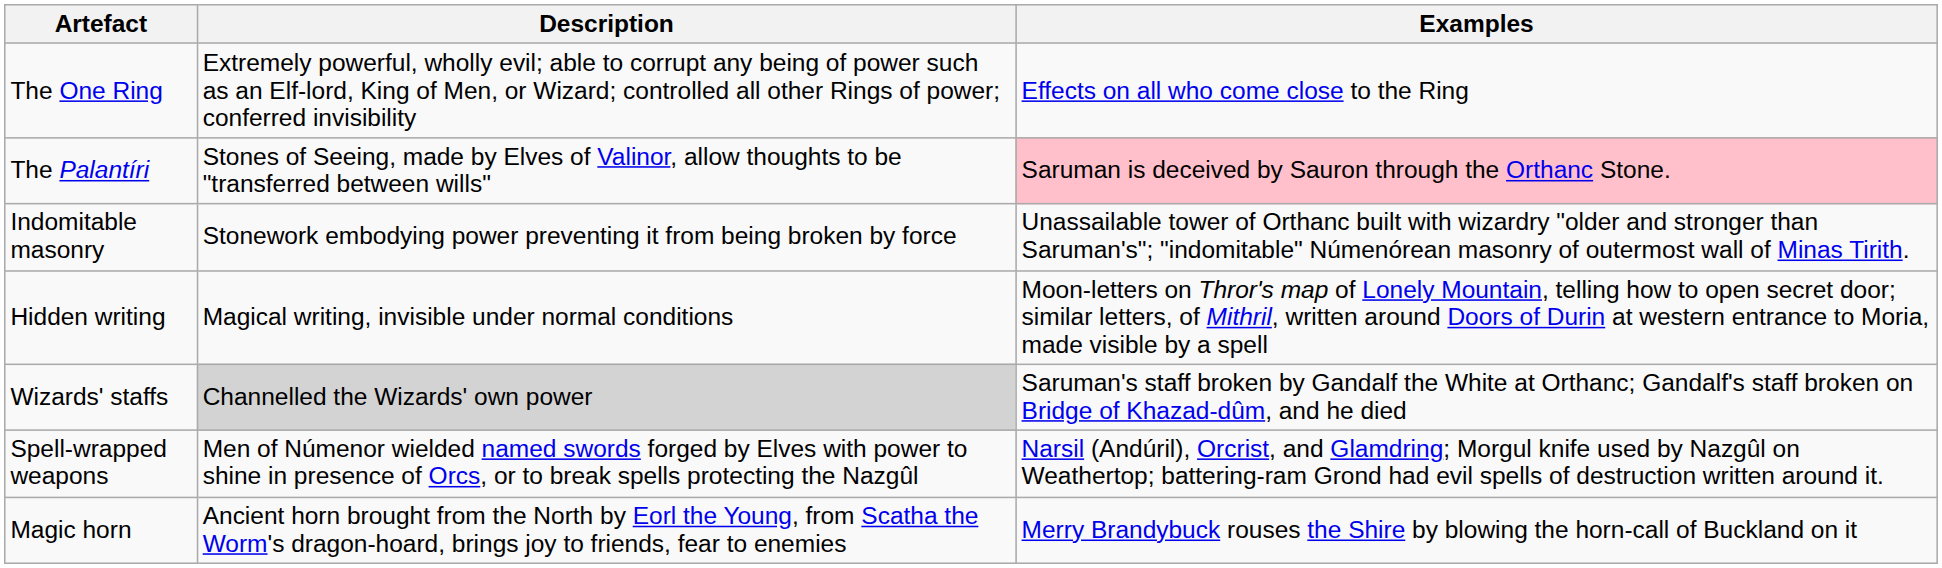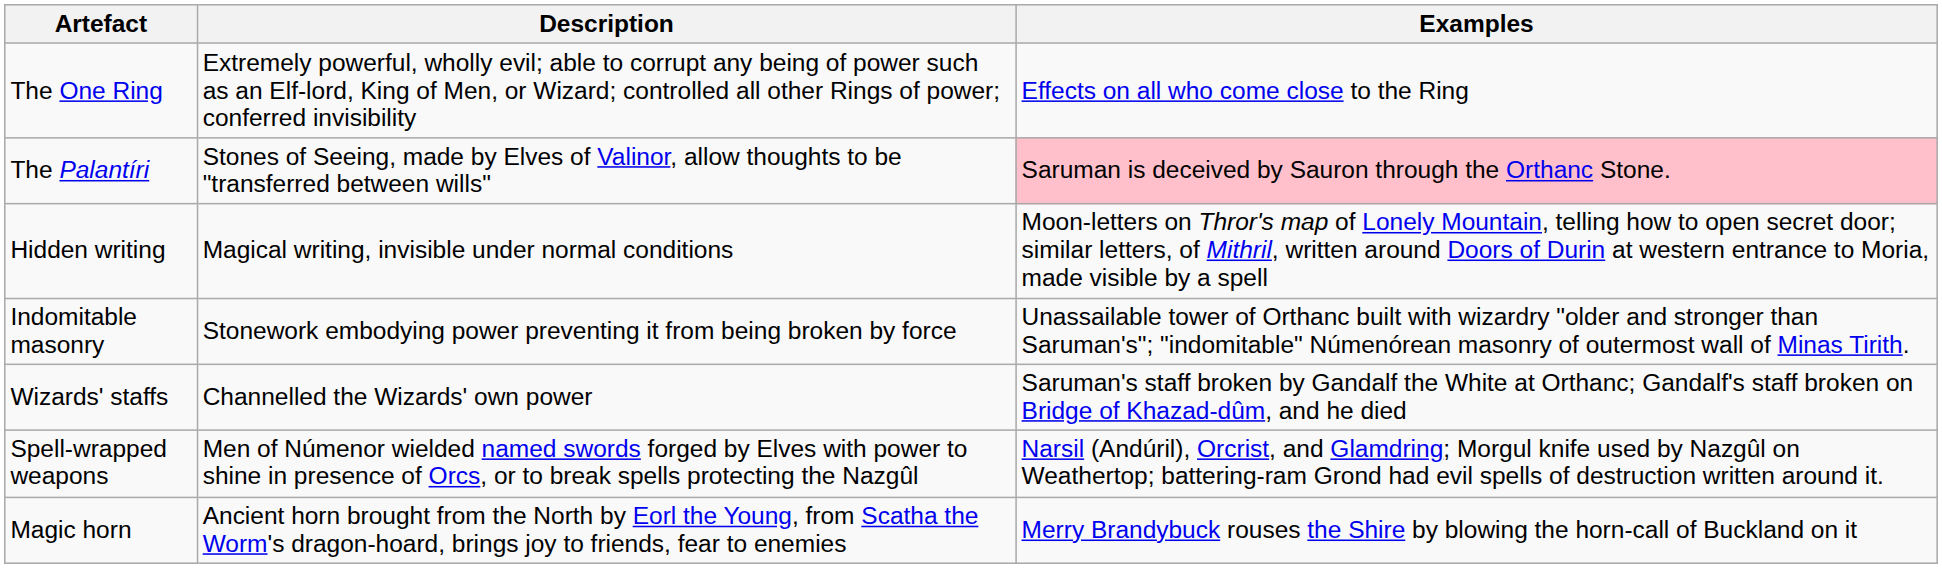rows swapped: (88, 316) <-> (74, 236)
(398, 397) lightgrey background -> (398, 397) no background
